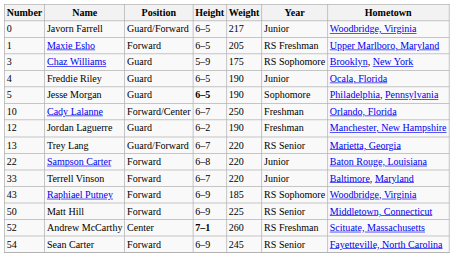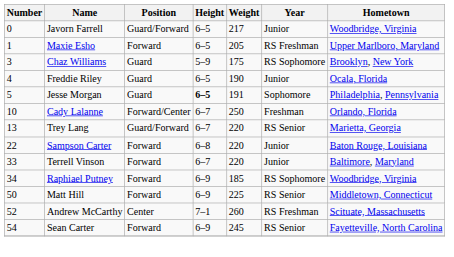(236, 95) 190 -> (236, 95) 191
- row: (80, 128)
(12, 194) 43 -> (12, 178) 34
(203, 227) bold -> (203, 211) normal
